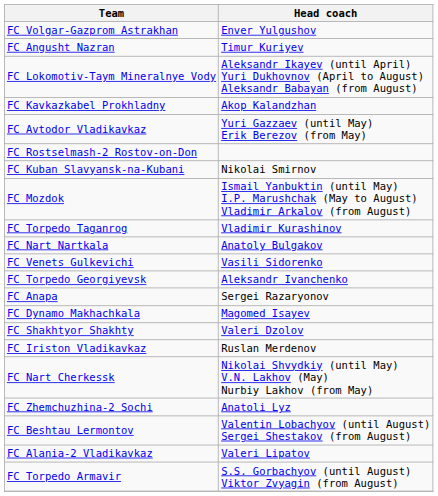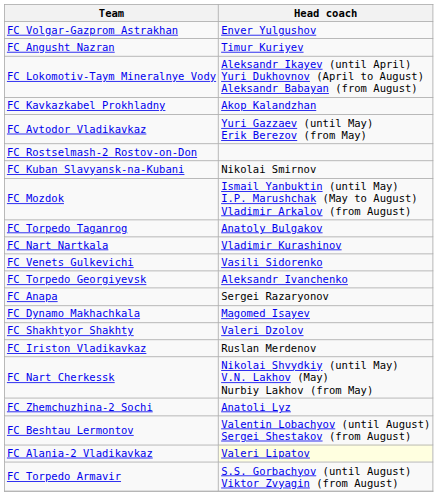(281, 228) Vladimir Kurashinov -> (272, 228) Anatoly Bulgakov
(272, 245) Anatoly Bulgakov -> (281, 245) Vladimir Kurashinov
(266, 453) no background -> (266, 453) lightyellow background
